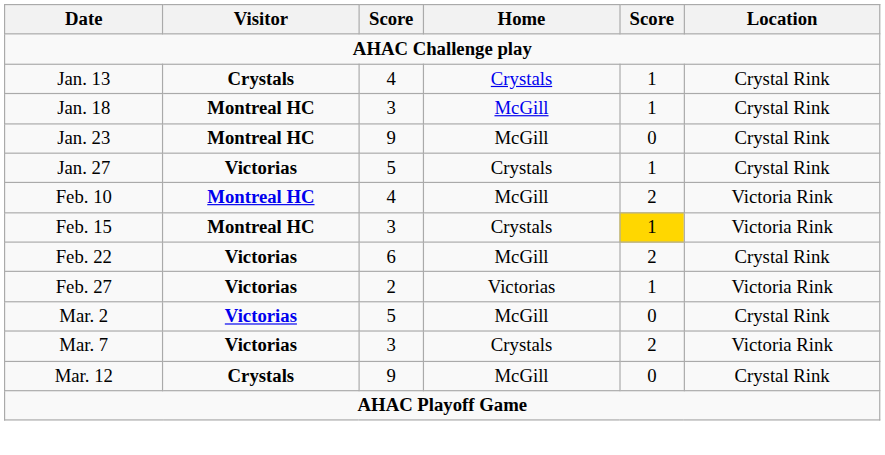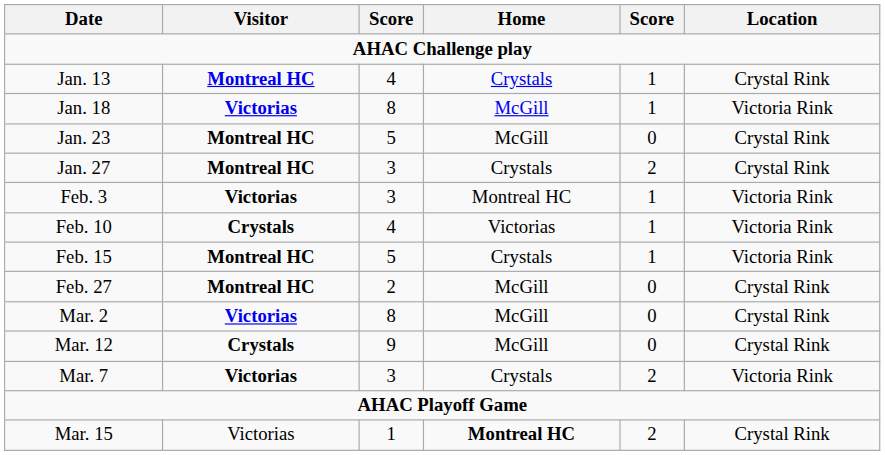(261, 78) Crystals -> (261, 78) Montreal HC
(261, 108) Montreal HC -> (261, 108) Victorias
(391, 108) 3 -> (391, 108) 8
(782, 108) Crystal Rink -> (782, 108) Victoria Rink
(391, 138) 9 -> (391, 138) 5
(261, 167) Victorias -> (261, 167) Montreal HC
(391, 167) 5 -> (391, 167) 3
(652, 167) 1 -> (652, 167) 2
+ row: (84, 197)
(261, 197) Montreal HC -> (261, 227) Crystals
(522, 197) McGill -> (522, 227) Victorias
(652, 197) 2 -> (652, 227) 1
(391, 227) 3 -> (391, 256) 5
(652, 227) gold background -> (652, 256) no background
- row: (84, 256)
(261, 286) Victorias -> (261, 286) Montreal HC
(522, 286) Victorias -> (522, 286) McGill
(652, 286) 1 -> (652, 286) 0
(782, 286) Victoria Rink -> (782, 286) Crystal Rink
(391, 316) 5 -> (391, 316) 8
rows swapped: (84, 345) <-> (84, 375)
+ row: (84, 434)
